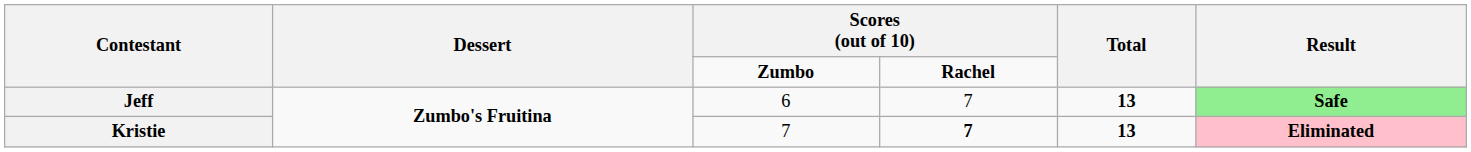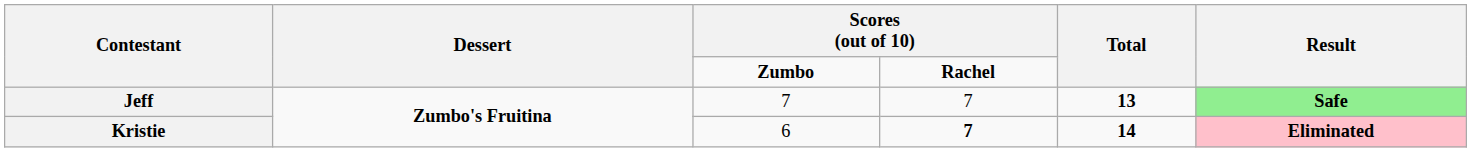(786, 101) 6 -> (786, 101) 7
(786, 132) 7 -> (786, 132) 6
(1126, 132) 13 -> (1126, 132) 14
